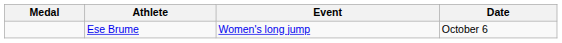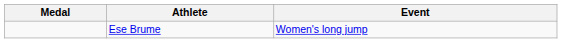- column: (498, 13)
